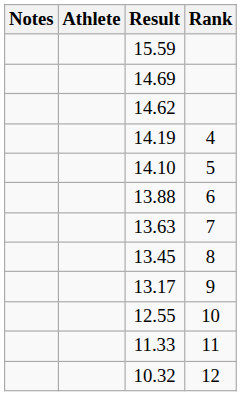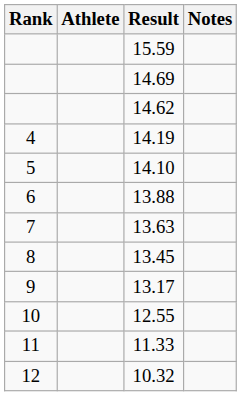columns swapped: (211, 19) <-> (31, 19)
